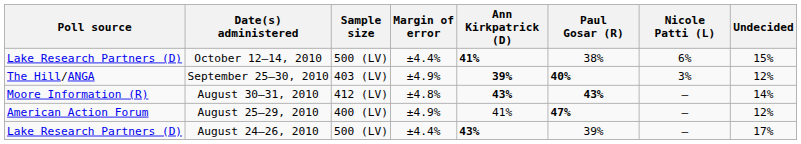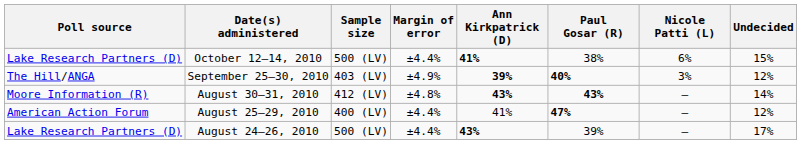(424, 112) ±4.9% -> (424, 112) ±4.4%
